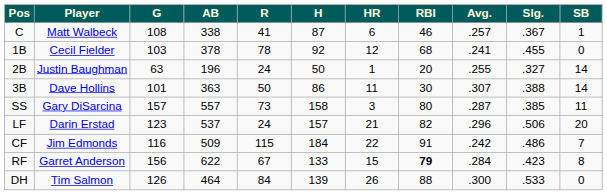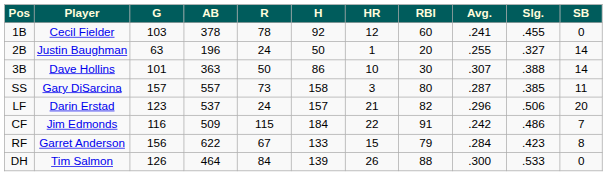- row: (19, 32)
(426, 50) 68 -> (426, 32) 60
(372, 87) 11 -> (372, 69) 10
(426, 161) bold -> (426, 143) normal
